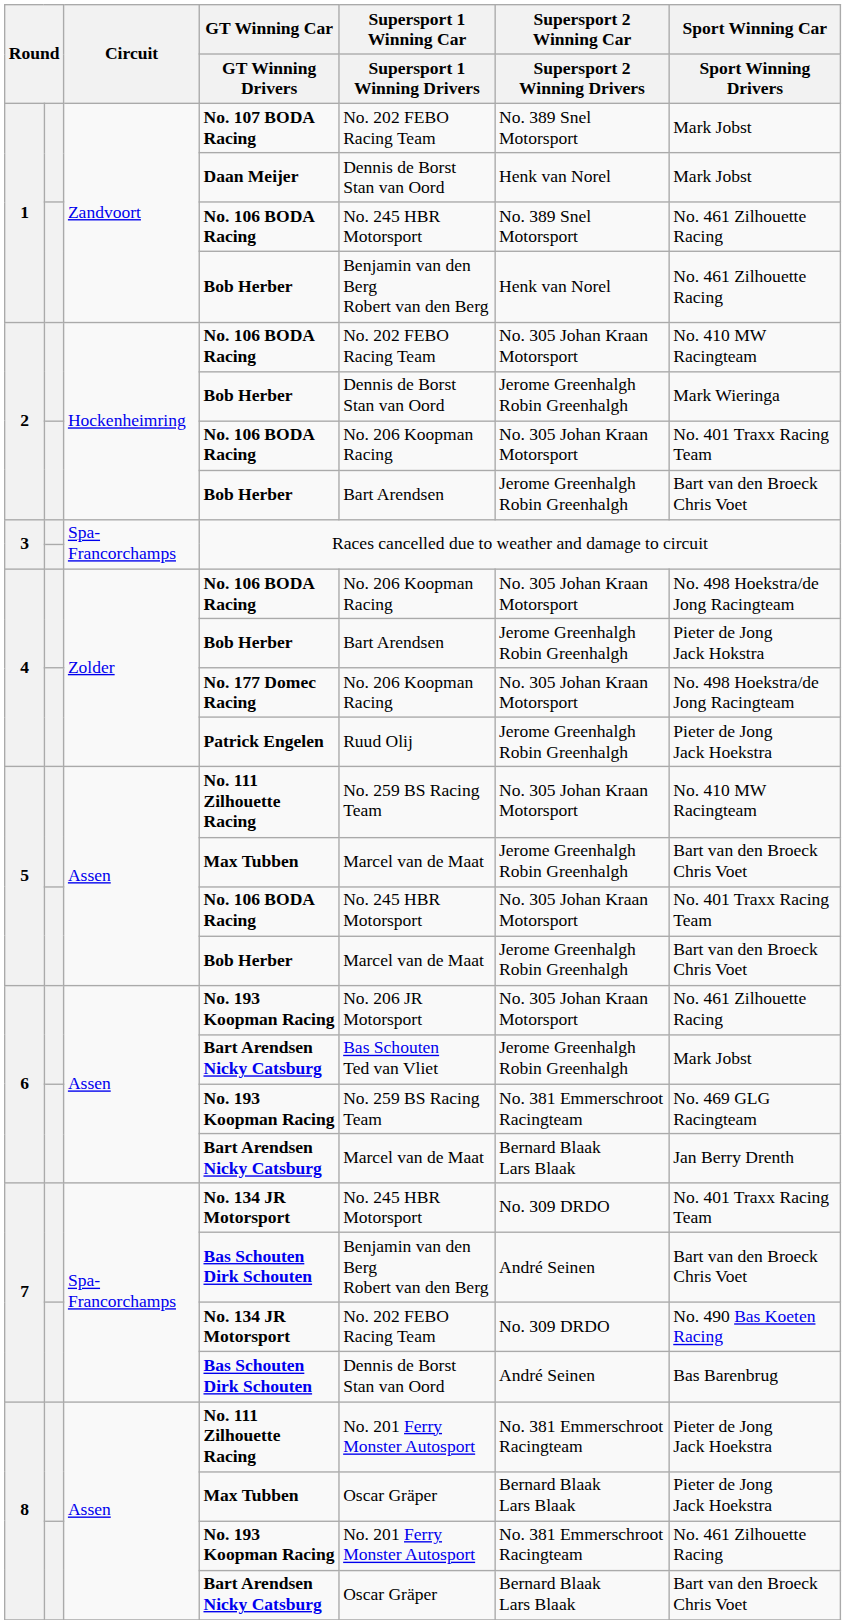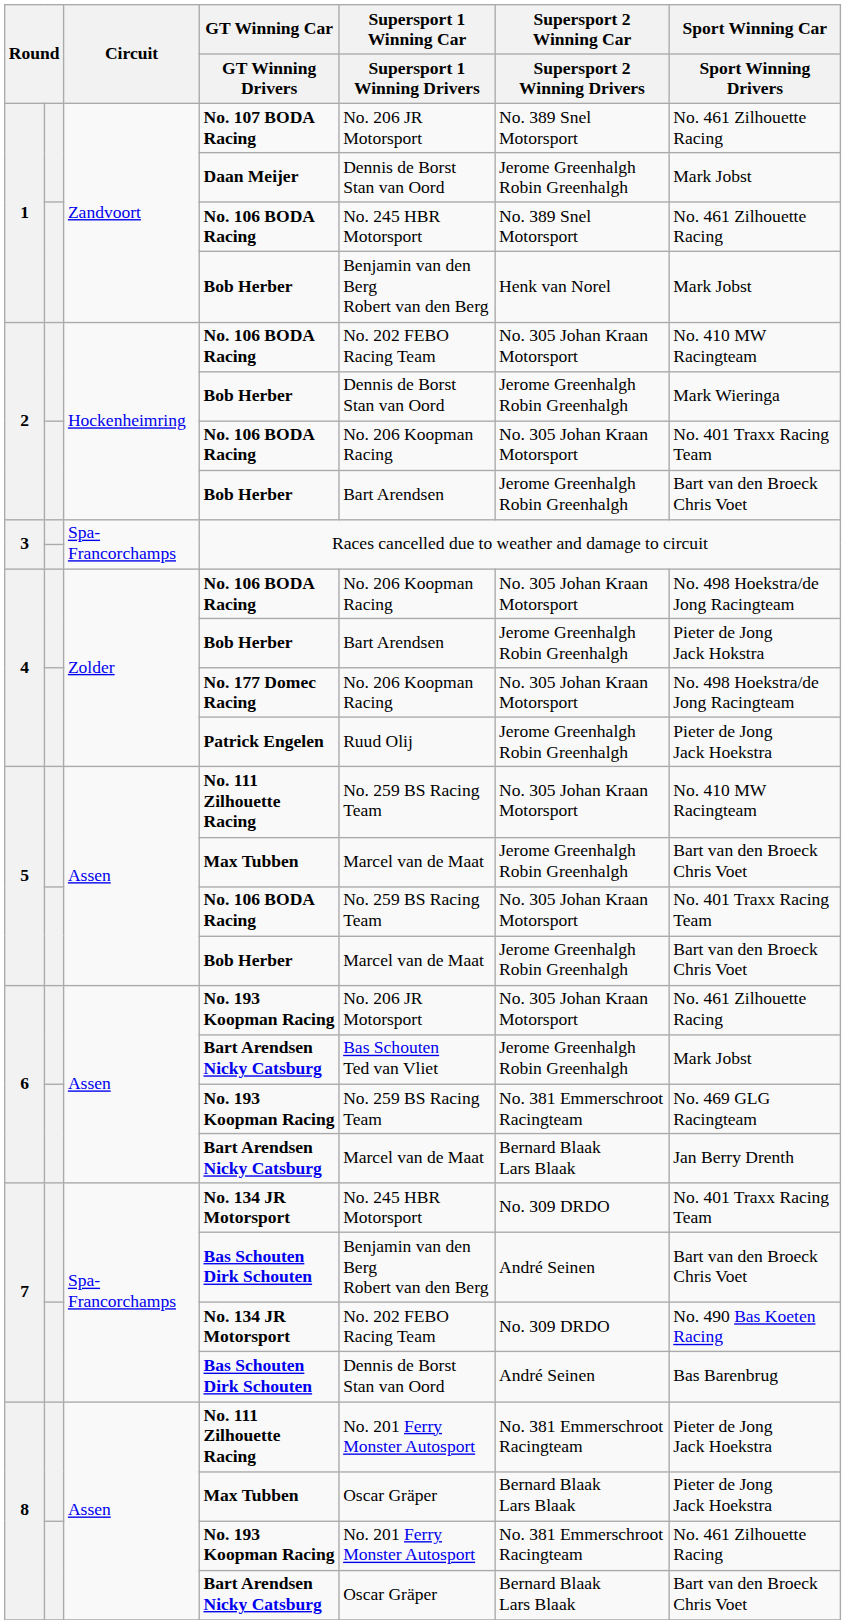(396, 127) No. 202 FEBO Racing Team -> (383, 127) No. 206 JR Motorsport
(712, 127) Mark Jobst -> (740, 127) No. 461 Zilhouette Racing
(555, 177) Henk van Norel -> (567, 177) Jerome Greenhalgh Robin Greenhalgh
(740, 286) No. 461 Zilhouette Racing -> (712, 286) Mark Jobst
(392, 910) No. 245 HBR Motorsport -> (411, 910) No. 259 BS Racing Team
